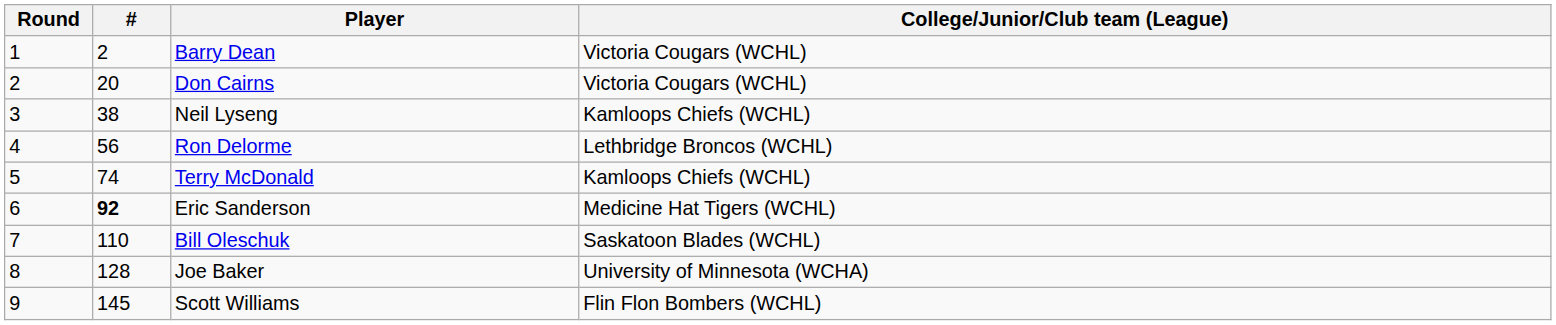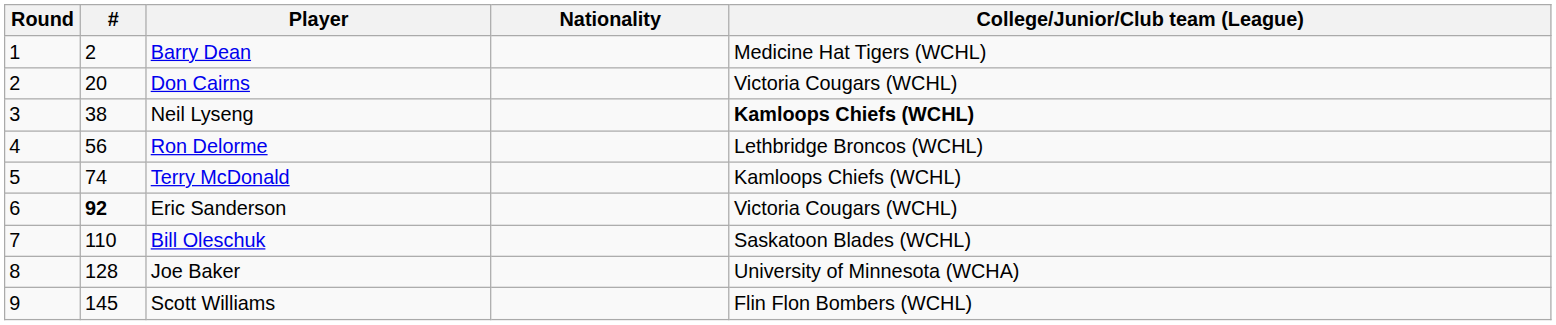+ column: (610, 20)
(695, 51) Victoria Cougars (WCHL) -> (860, 51) Medicine Hat Tigers (WCHL)
(697, 114) normal -> (854, 114) bold
(709, 209) Medicine Hat Tigers (WCHL) -> (846, 209) Victoria Cougars (WCHL)
